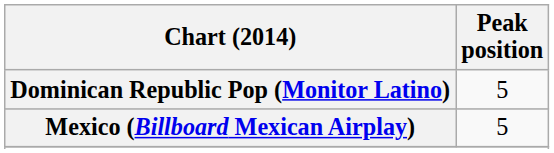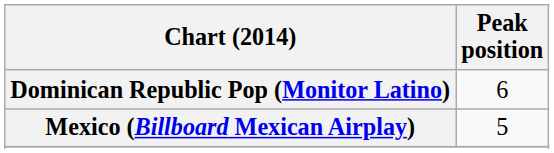(502, 89) 5 -> (502, 89) 6
